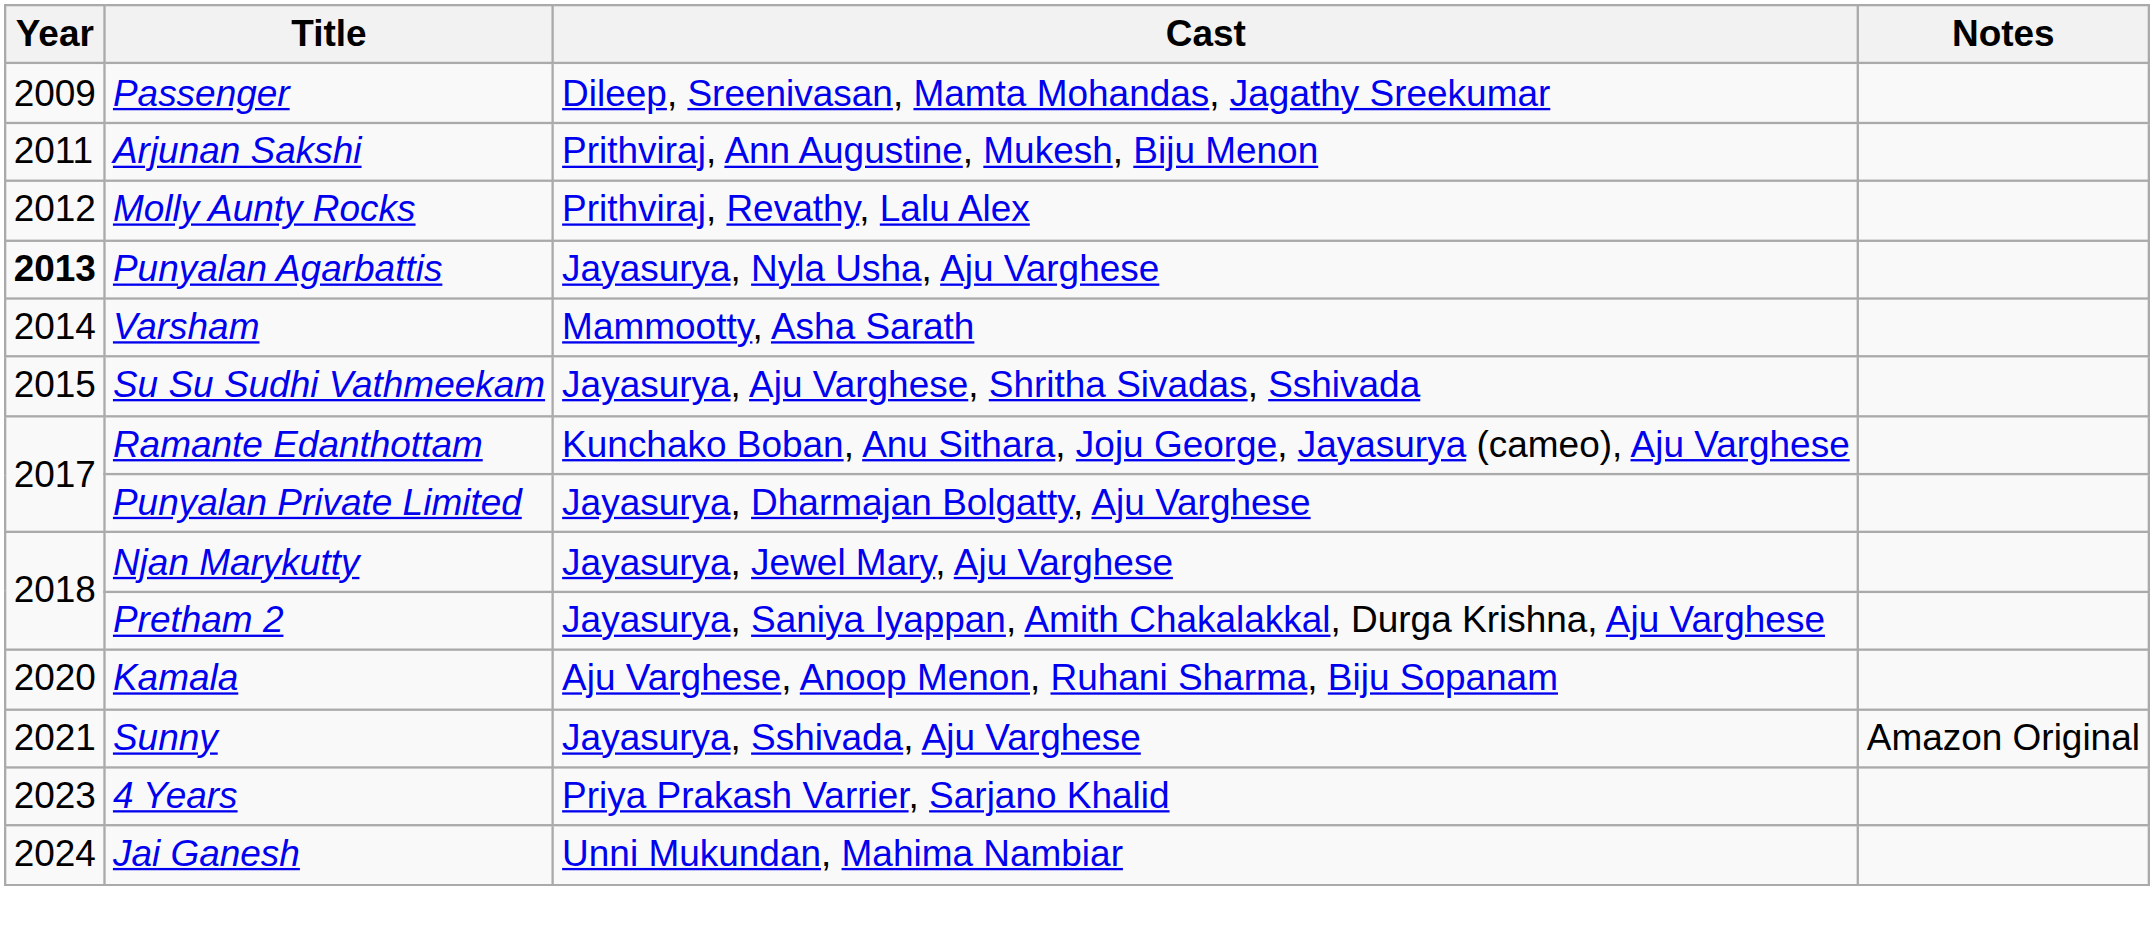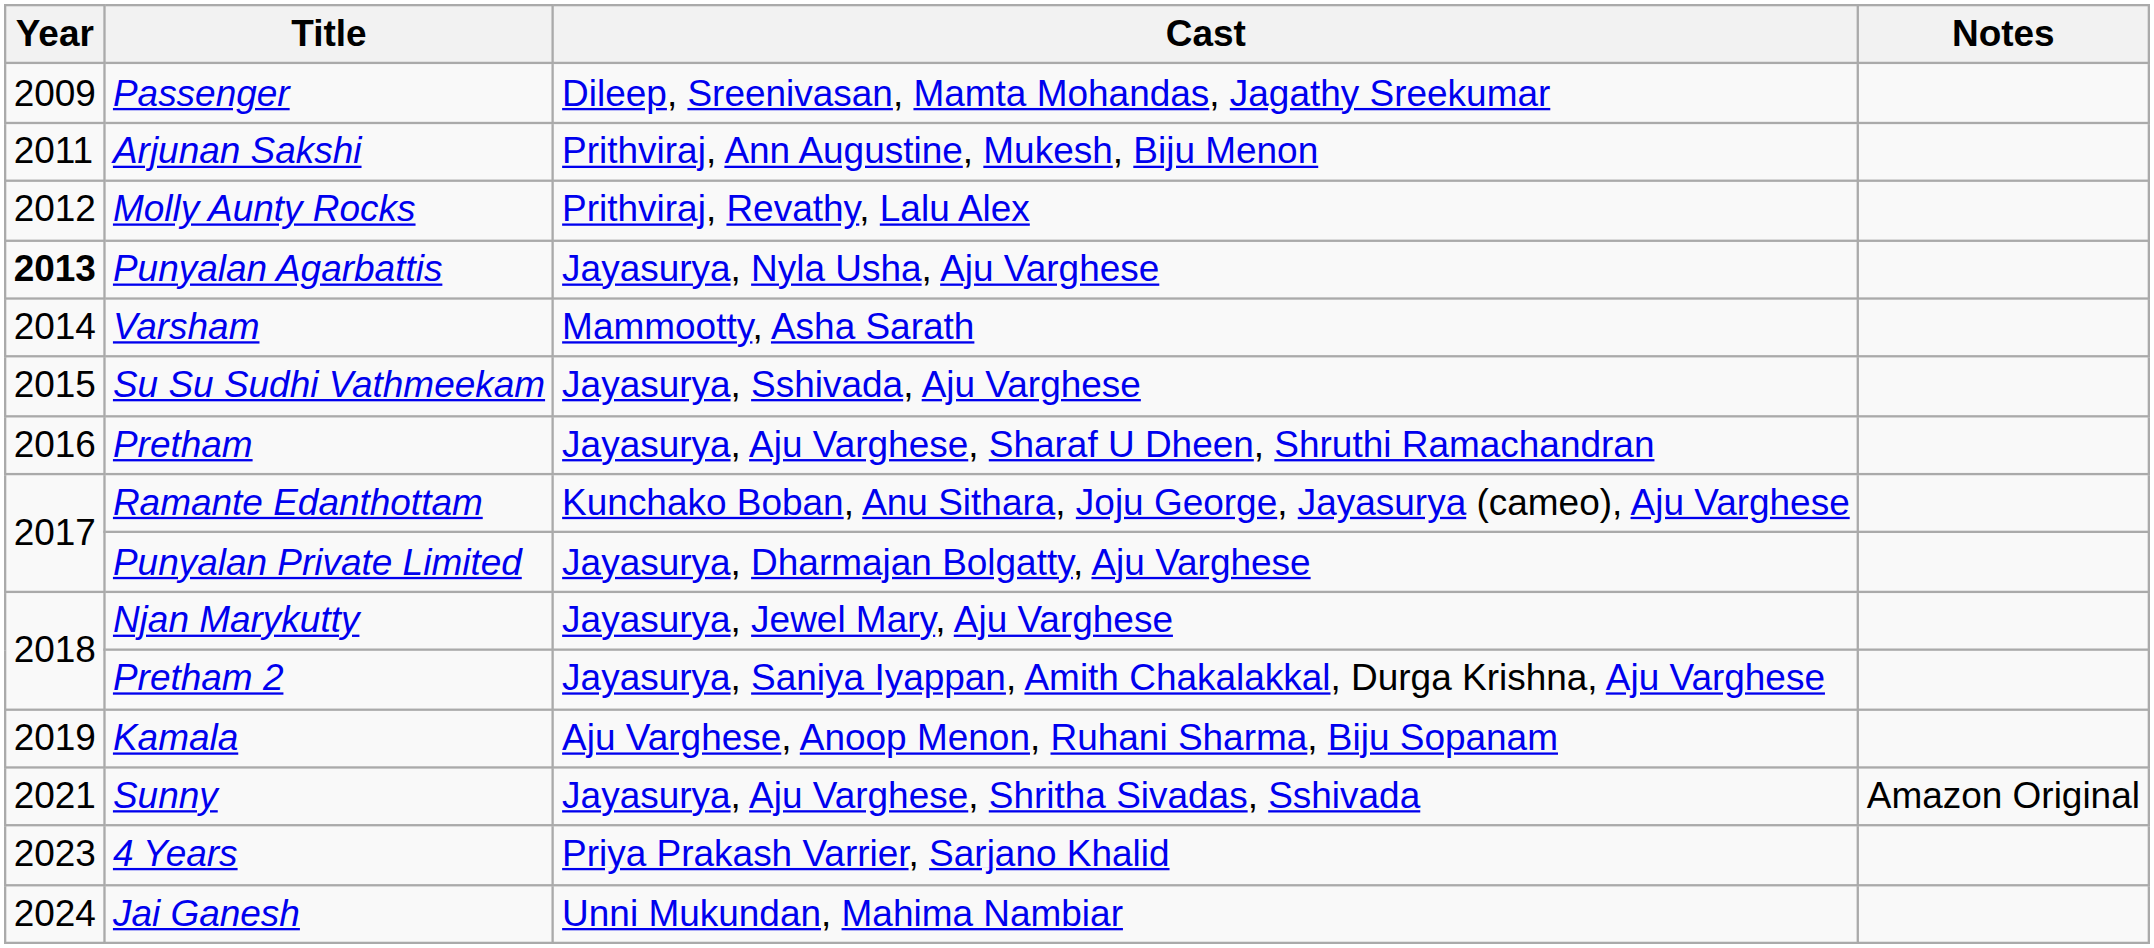(991, 385) Jayasurya, Aju Varghese, Shritha Sivadas, Sshivada -> (851, 385) Jayasurya, Sshivada, Aju Varghese
+ row: (183, 444)
(55, 678) 2020 -> (55, 737) 2019
(851, 737) Jayasurya, Sshivada, Aju Varghese -> (991, 795) Jayasurya, Aju Varghese, Shritha Sivadas, Sshivada
